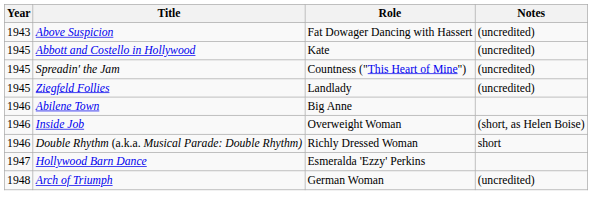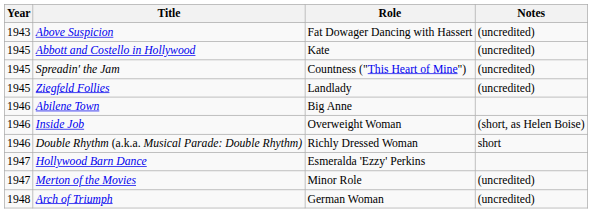+ row: (86, 180)
